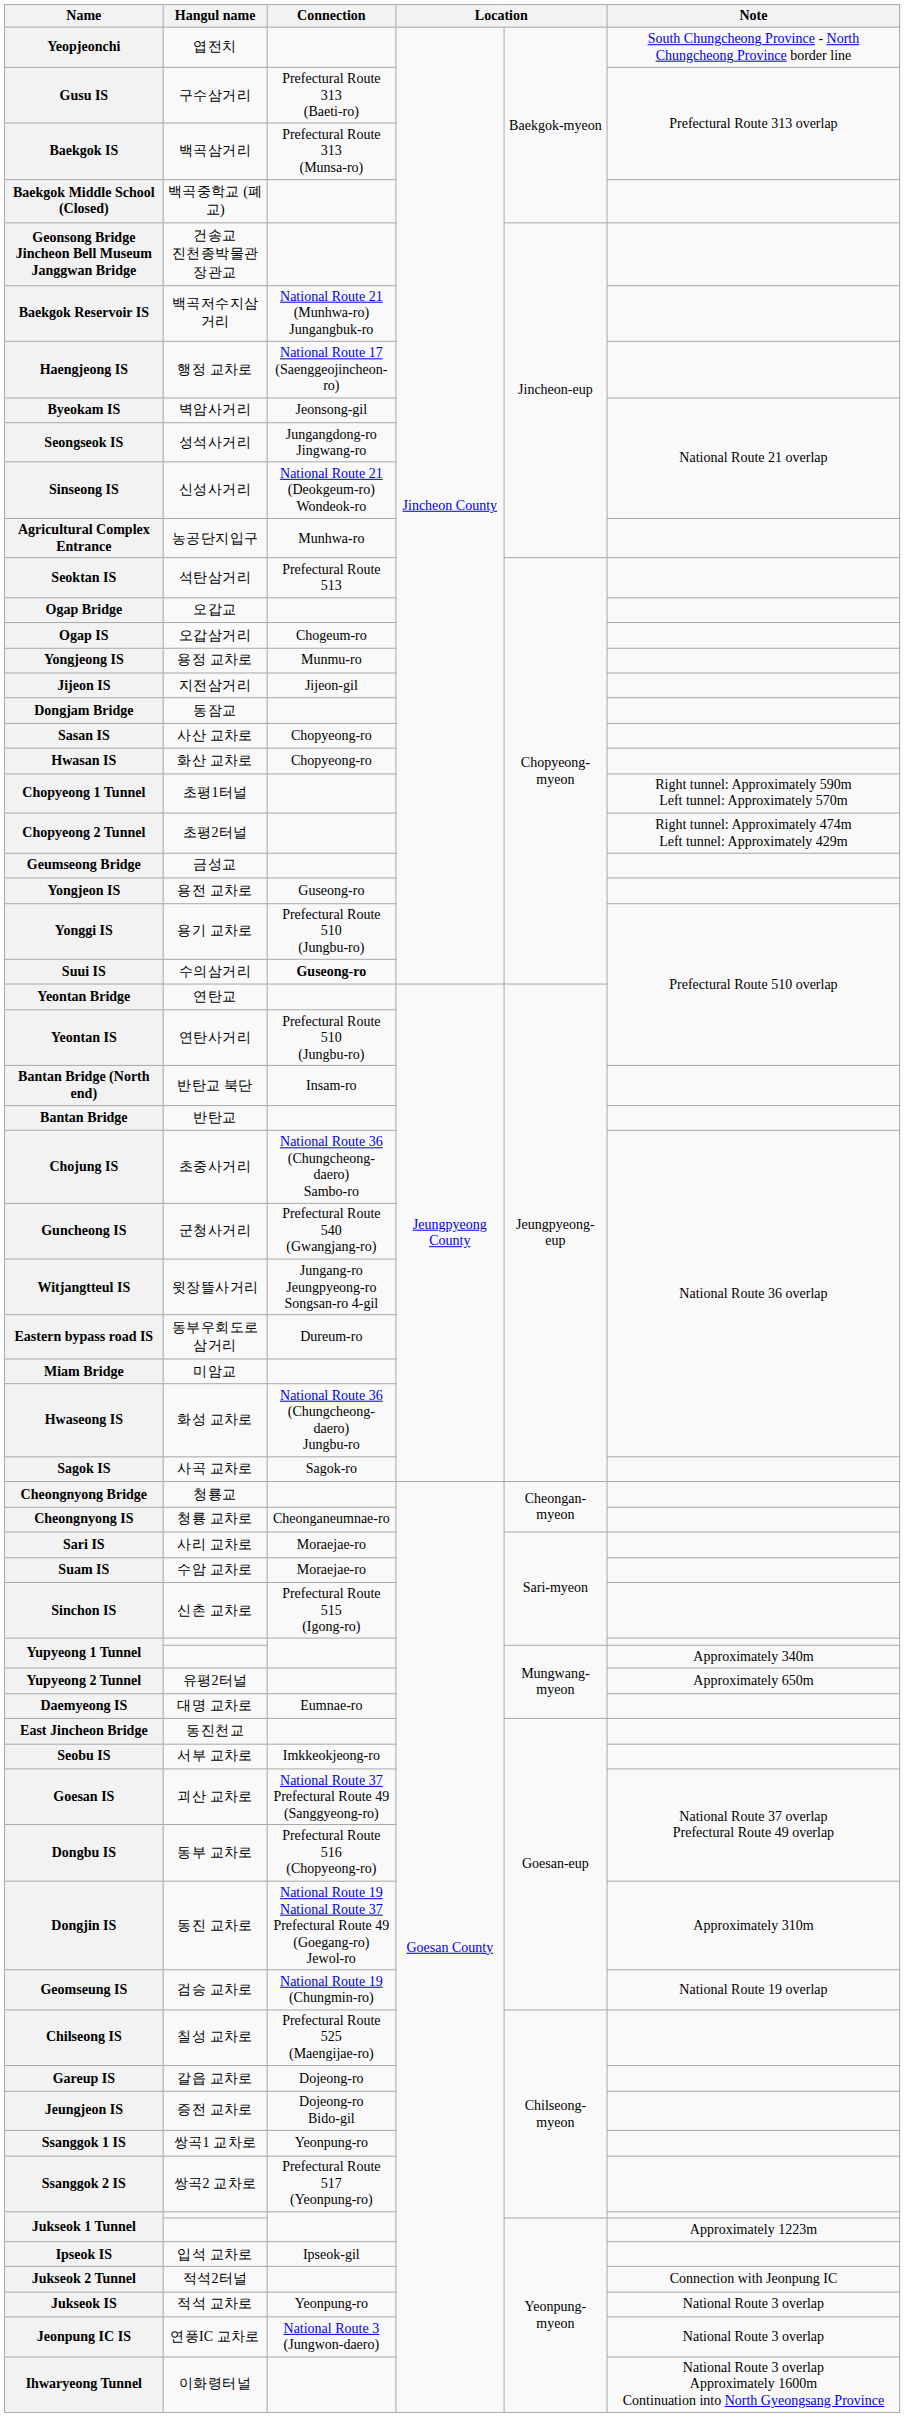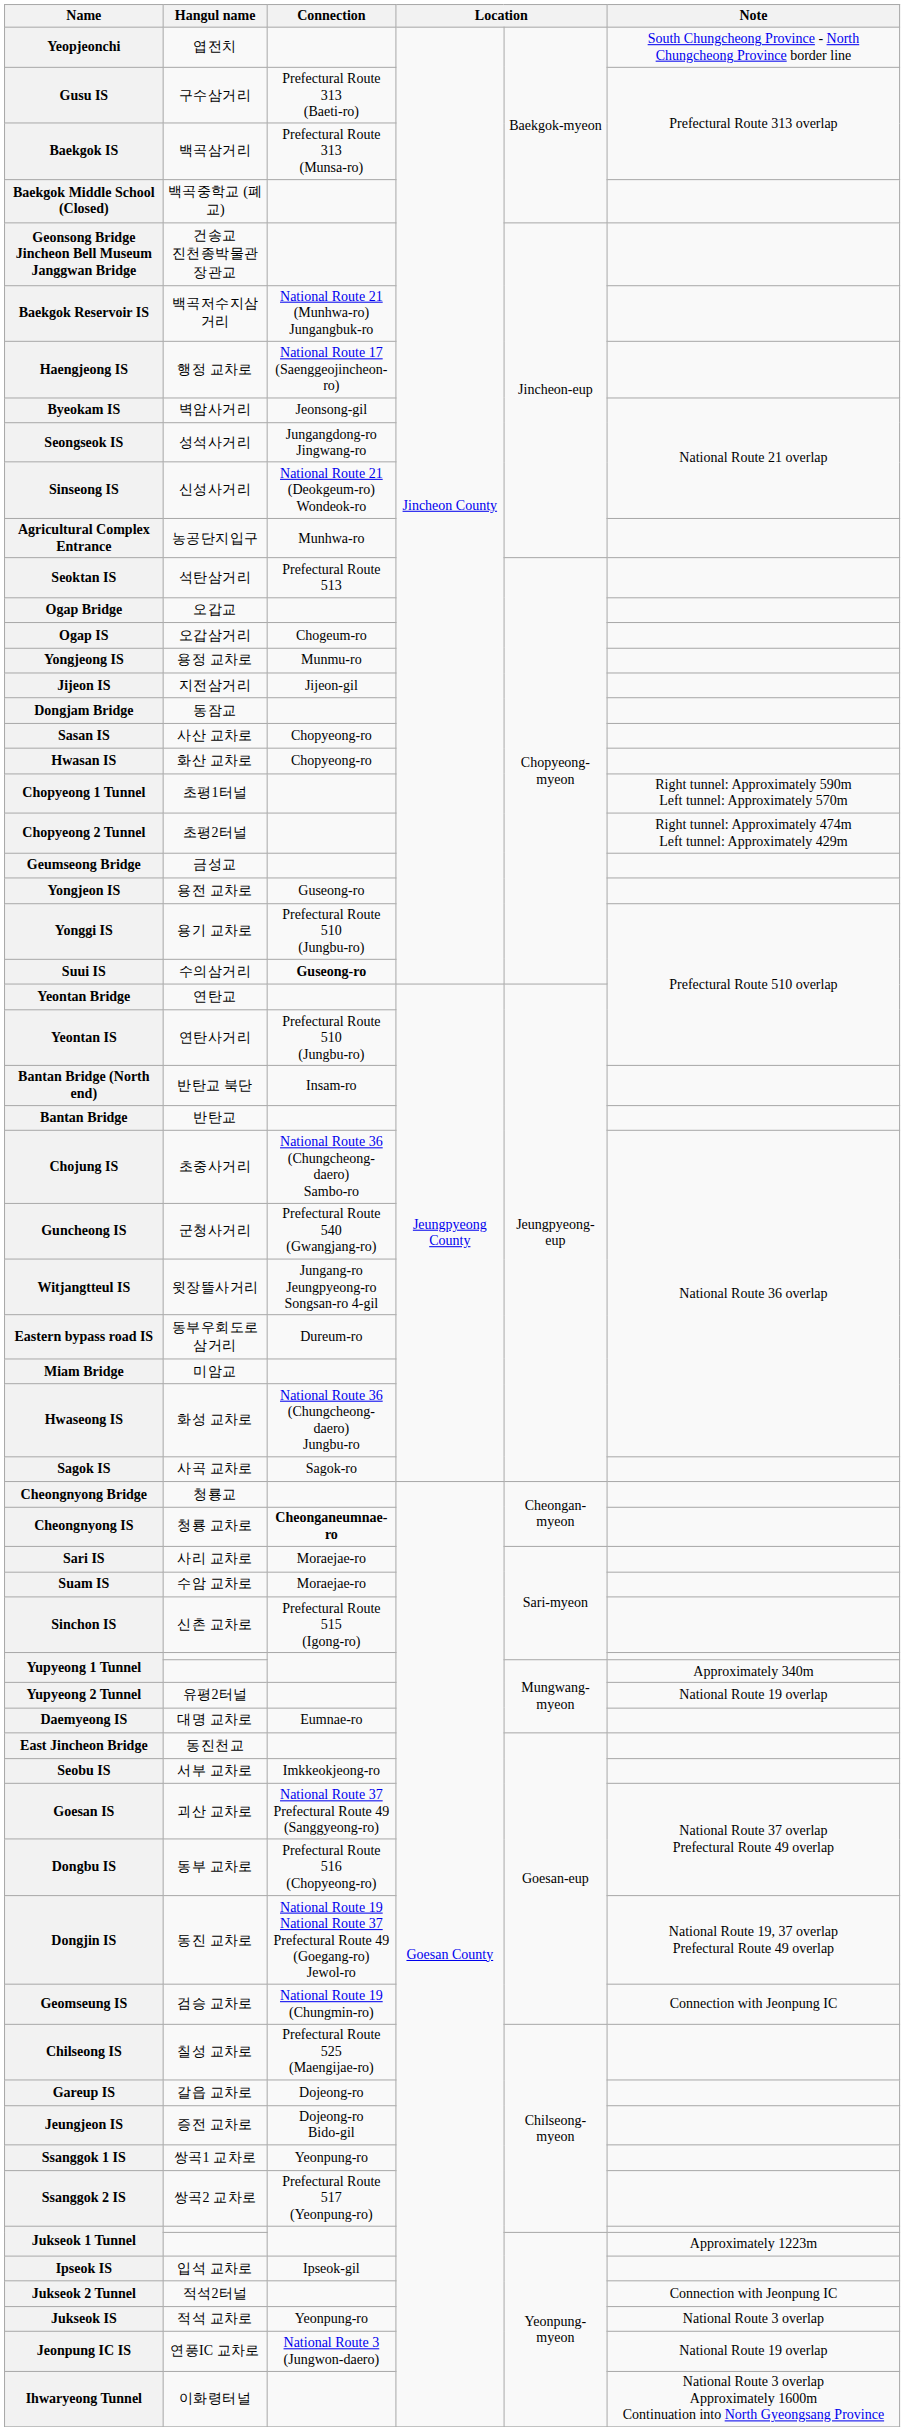(331, 1519) normal -> (331, 1526) bold
(753, 1680) Approximately 650m -> (753, 1694) National Route 19 overlap
(753, 1925) Approximately 310m -> (753, 1939) National Route 19, 37 overlap Prefectural Route 49 overlap
(753, 1989) National Route 19 overlap -> (753, 2003) Connection with Jeonpung IC
(753, 2336) National Route 3 overlap -> (753, 2350) National Route 19 overlap
